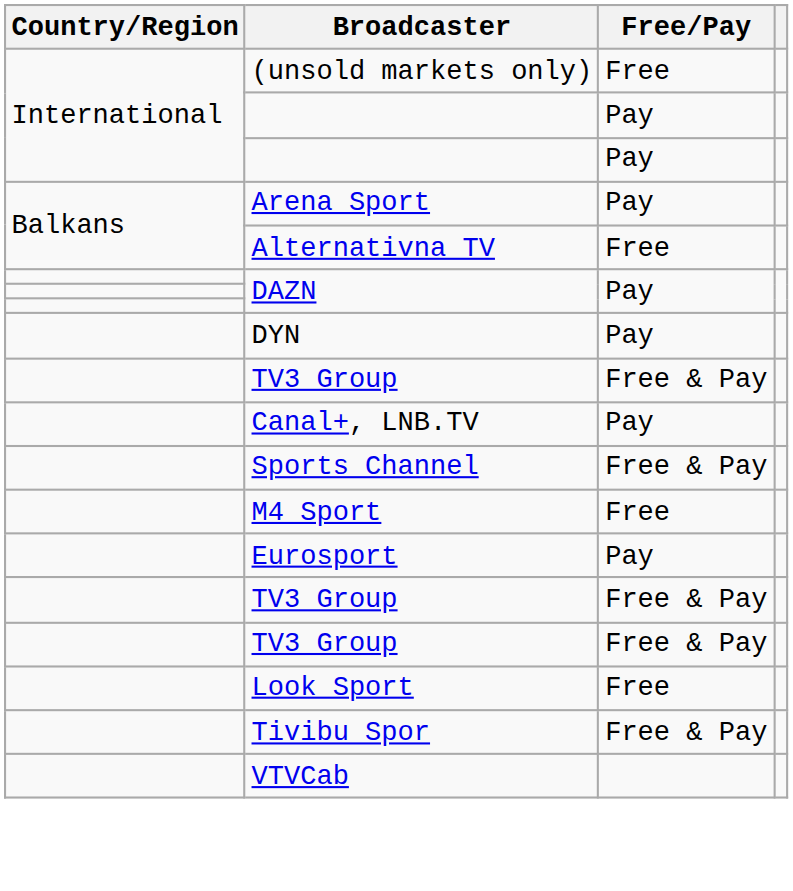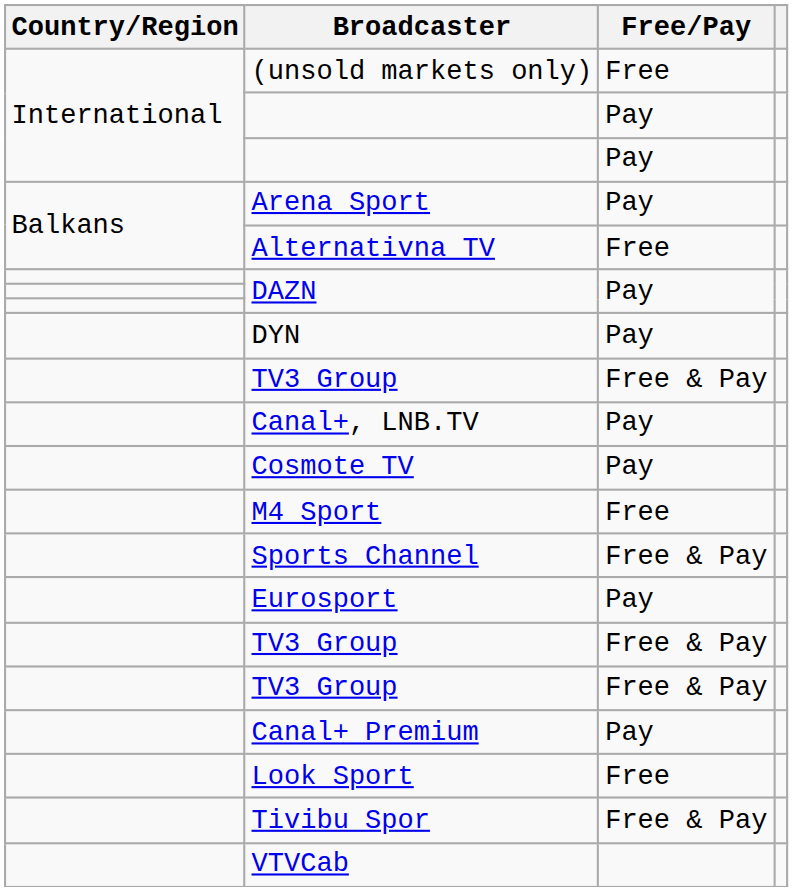+ row: (333, 468)
rows swapped: (316, 512) <-> (365, 468)
+ row: (365, 732)
